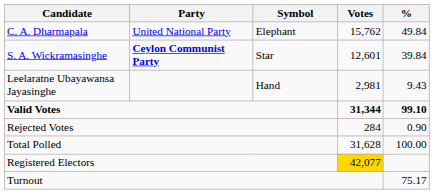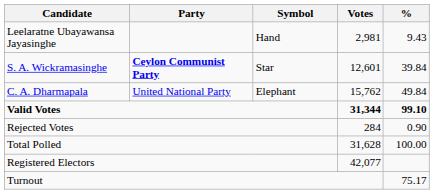rows swapped: (47, 31) <-> (61, 85)
(365, 162) gold background -> (365, 162) no background
